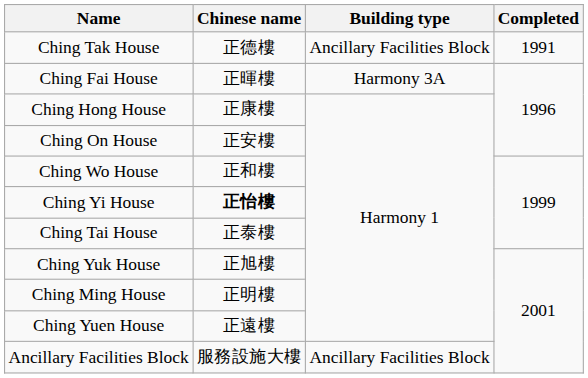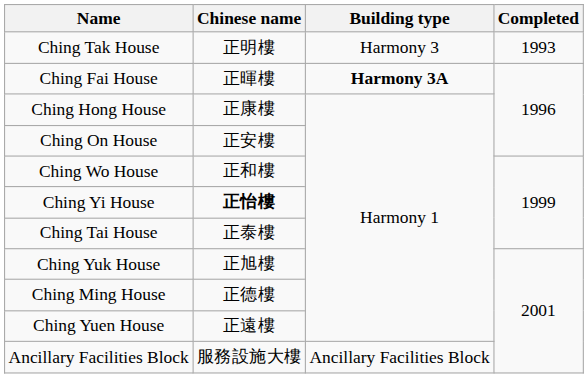(249, 47) 正德樓 -> (249, 47) 正明樓
(400, 47) Ancillary Facilities Block -> (400, 47) Harmony 3
(538, 47) 1991 -> (538, 47) 1993
(400, 78) normal -> (400, 78) bold
(249, 294) 正明樓 -> (249, 294) 正德樓
